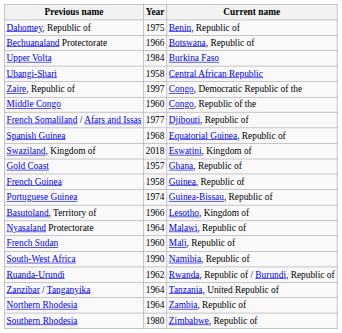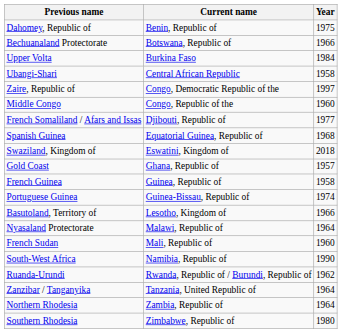columns swapped: (155, 12) <-> (252, 12)
